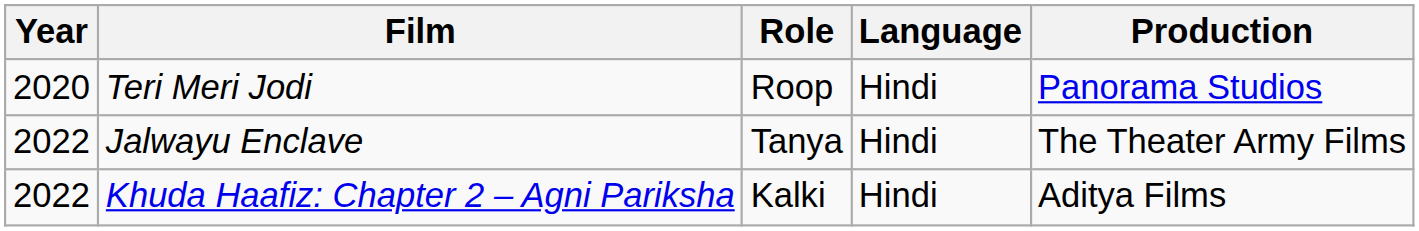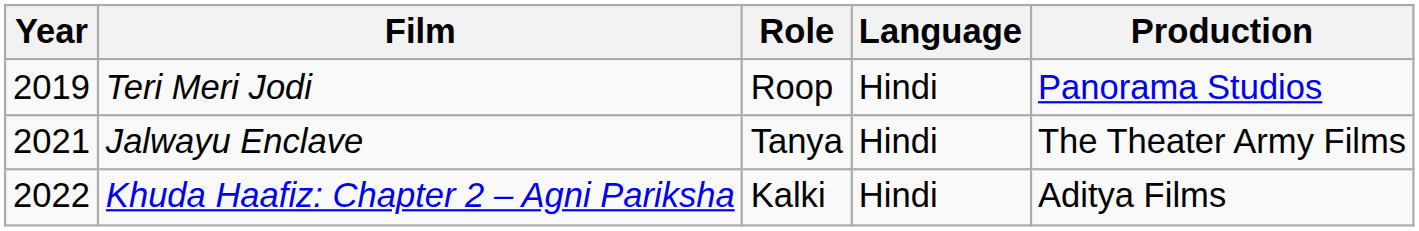(51, 86) 2020 -> (51, 86) 2019
(51, 141) 2022 -> (51, 141) 2021
